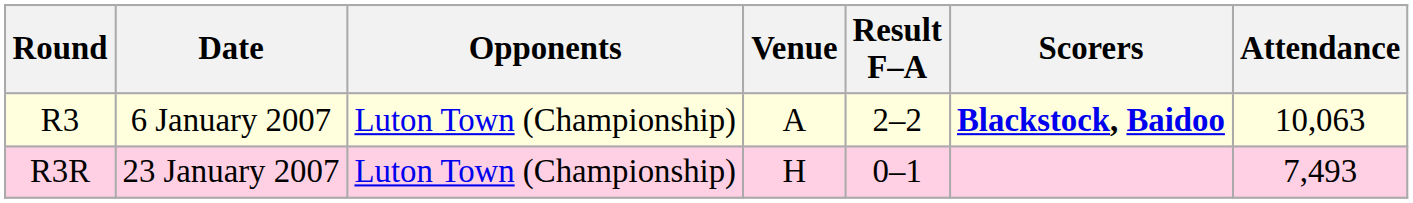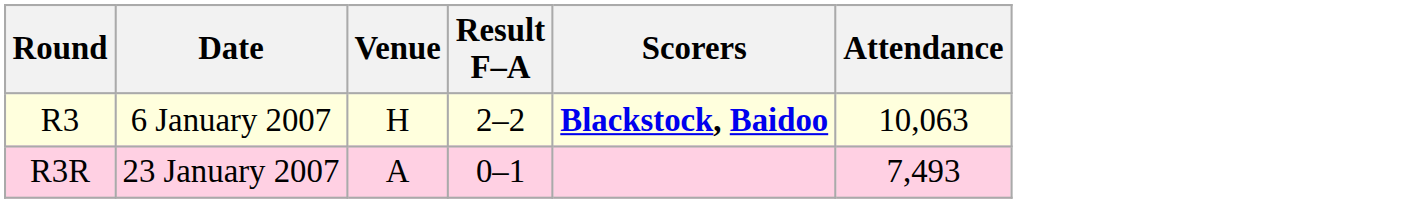- column: (545, 48)
(794, 119) A -> (398, 119) H
(794, 171) H -> (398, 171) A
